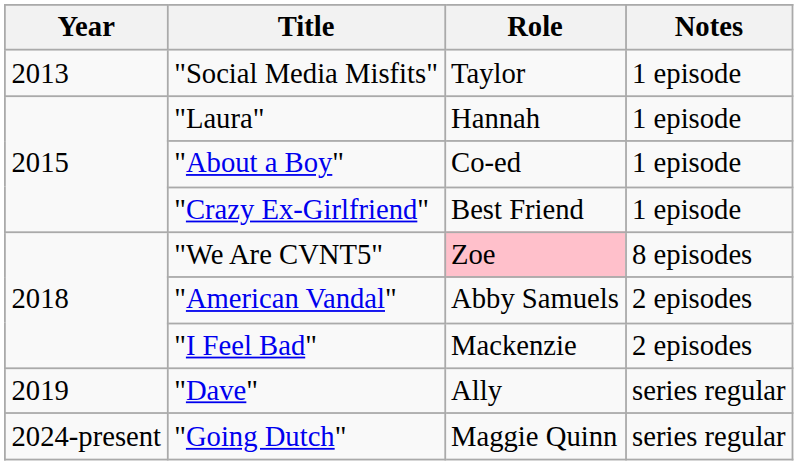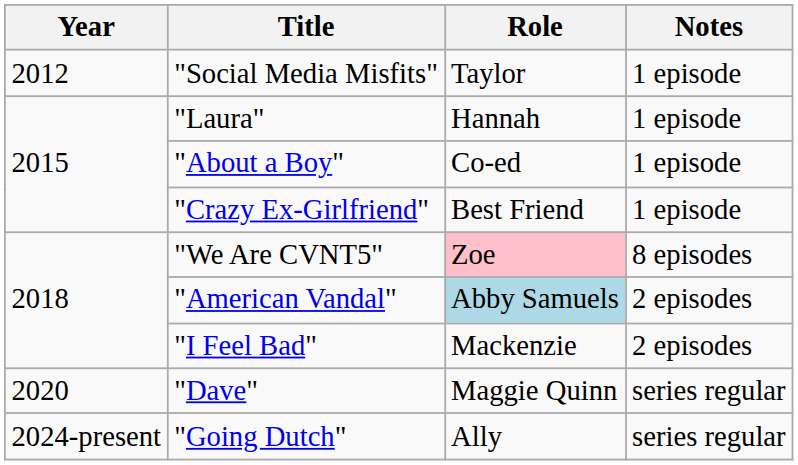(40, 72) 2013 -> (40, 72) 2012
(535, 299) no background -> (535, 299) lightblue background
(40, 390) 2019 -> (40, 390) 2020
(477, 390) Ally -> (534, 390) Maggie Quinn
(534, 436) Maggie Quinn -> (477, 436) Ally
